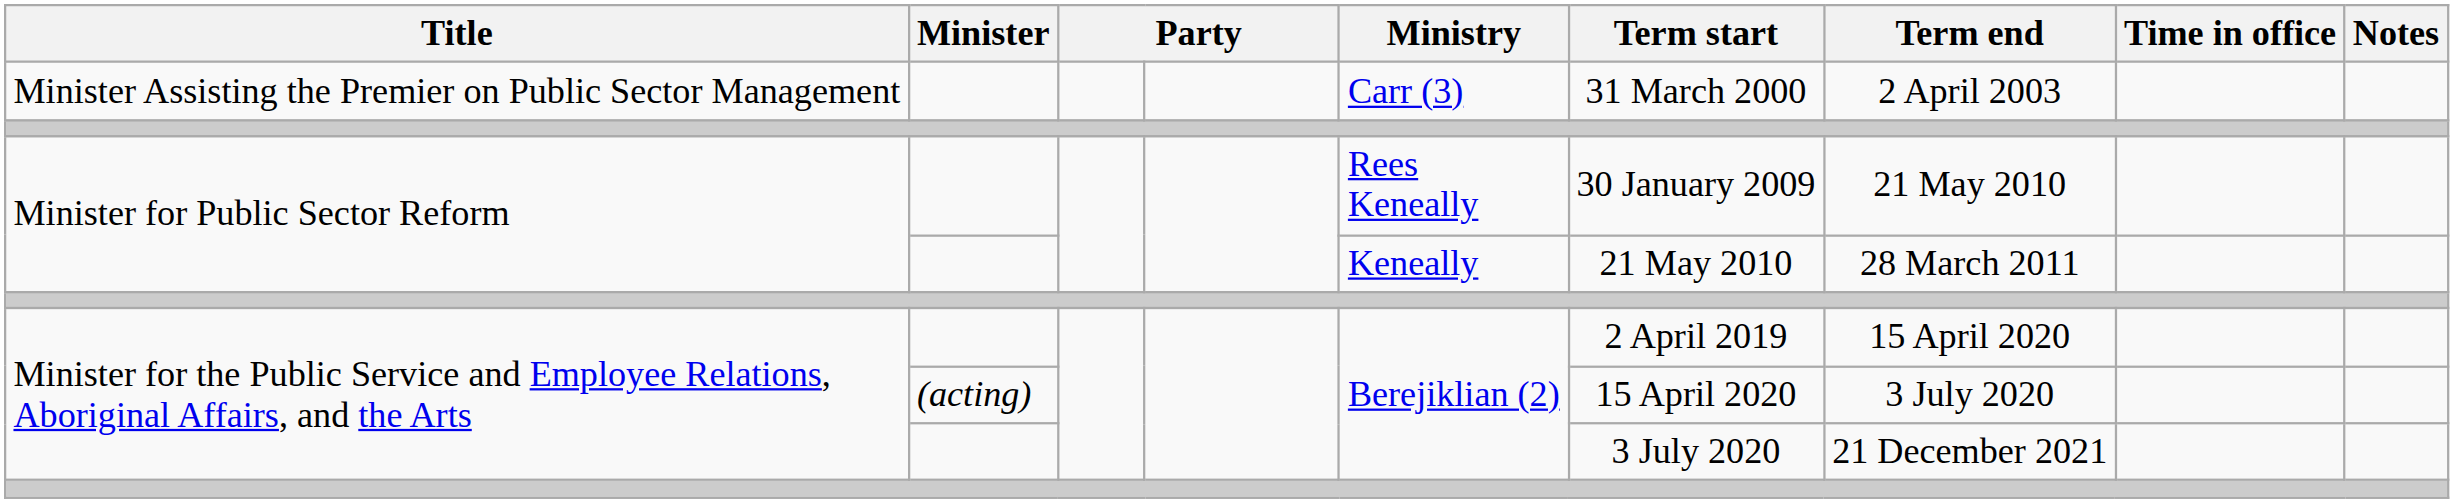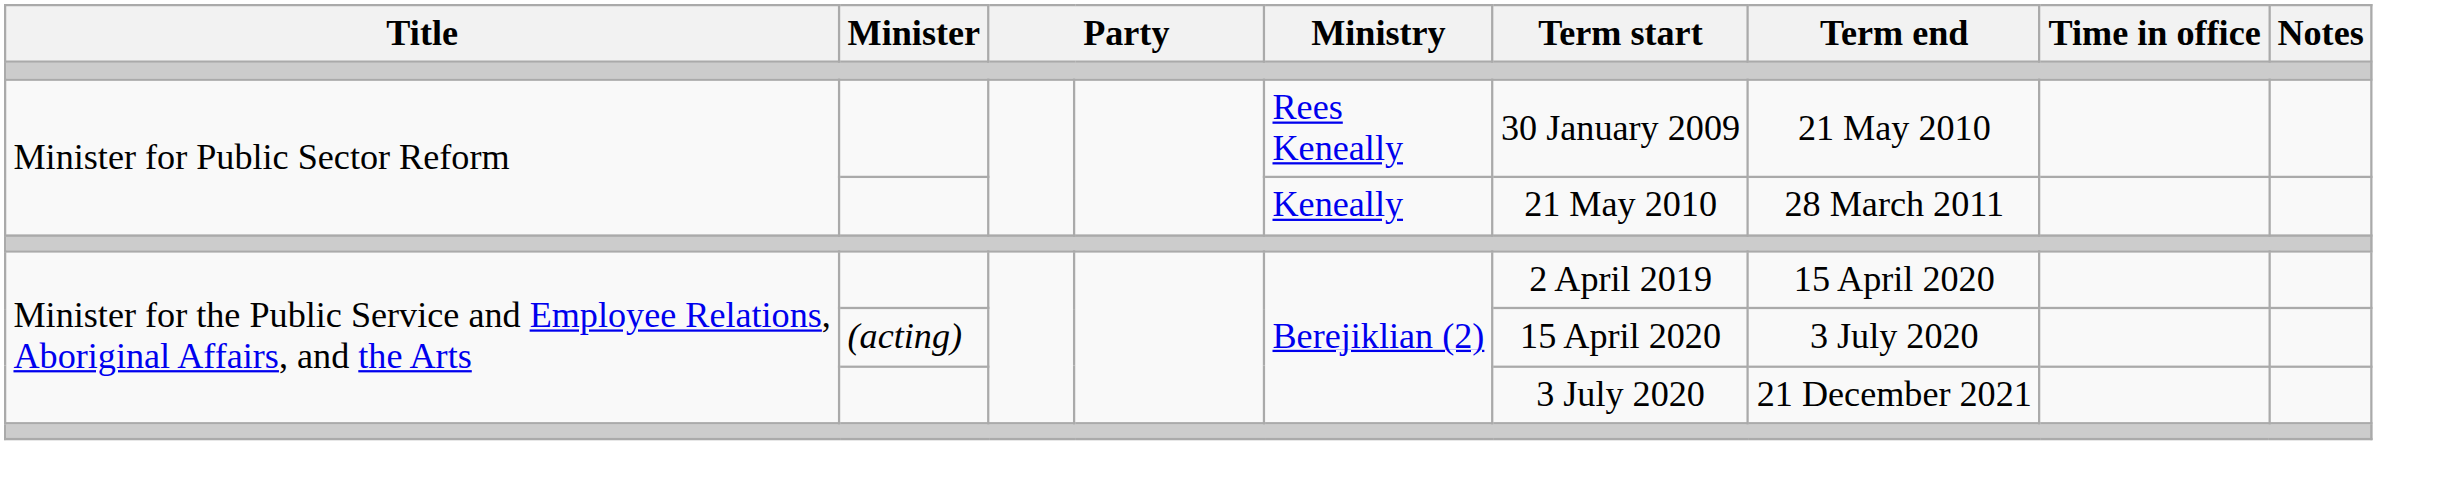- row: (457, 90)
